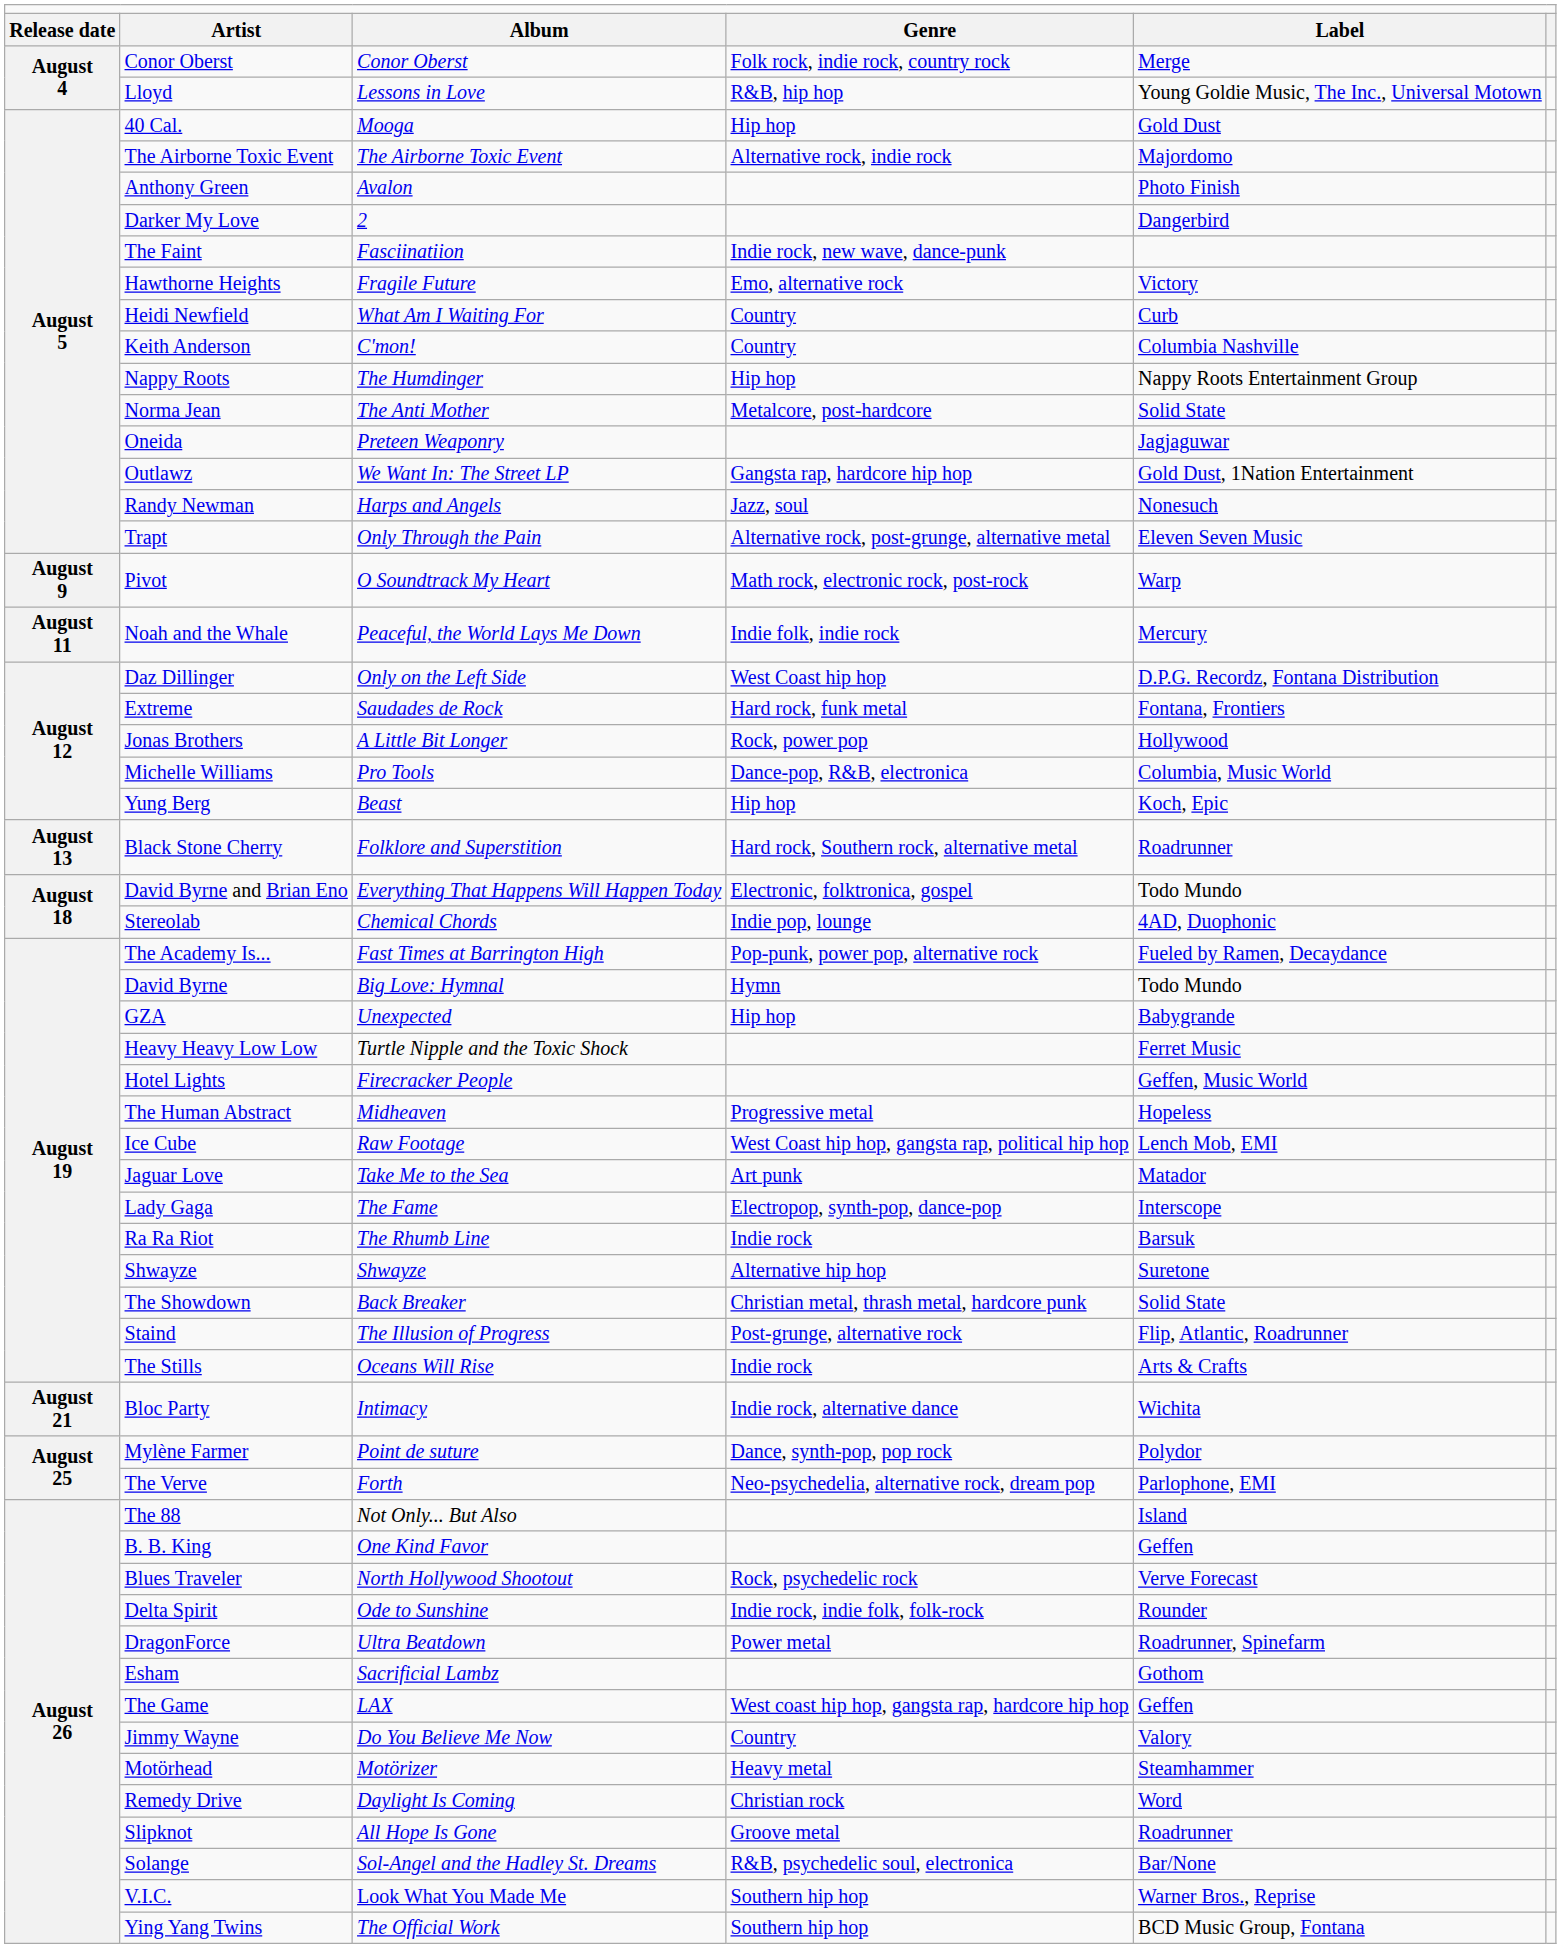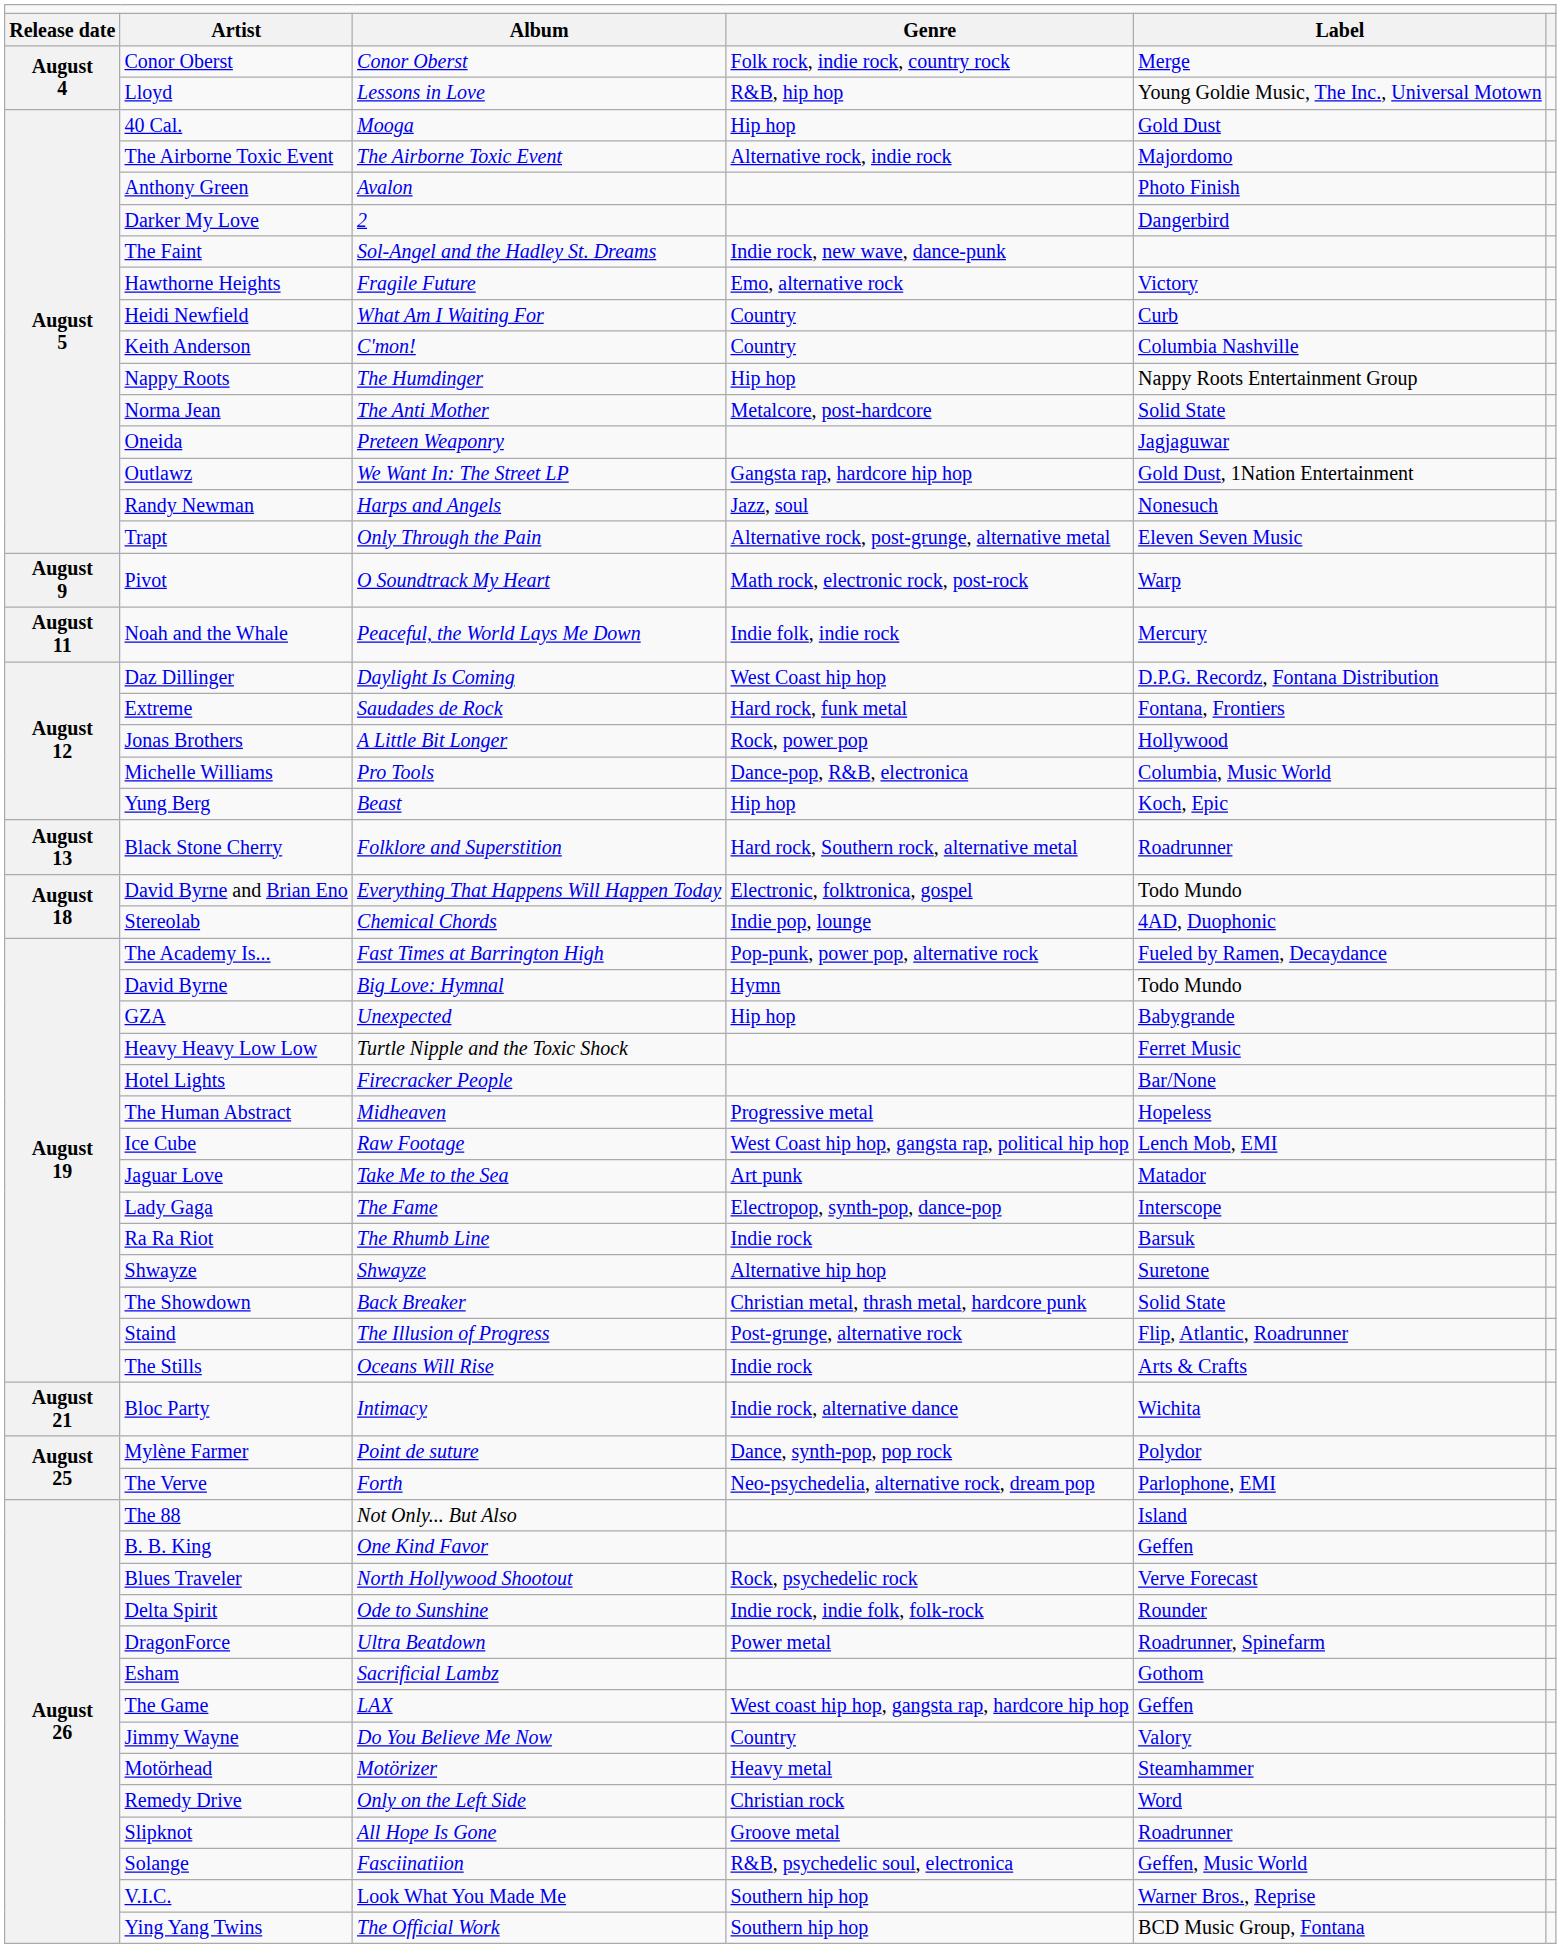(410, 251) Fasciinatiion -> (507, 251) Sol-Angel and the Hadley St. Dreams
(441, 677) Only on the Left Side -> (436, 677) Daylight Is Coming
(1223, 1080) Geffen, Music World -> (1177, 1080) Bar/None
(436, 1800) Daylight Is Coming -> (441, 1800) Only on the Left Side
(507, 1864) Sol-Angel and the Hadley St. Dreams -> (410, 1864) Fasciinatiion
(1177, 1864) Bar/None -> (1223, 1864) Geffen, Music World
